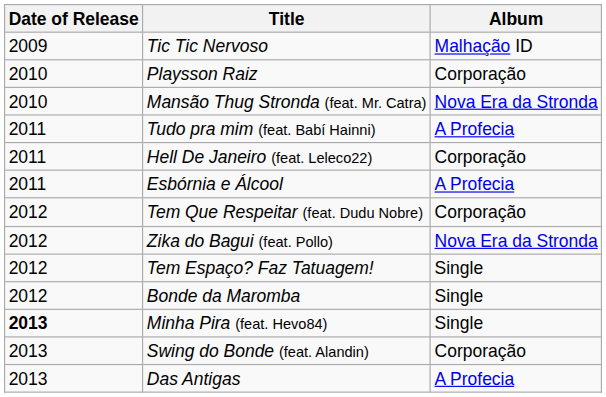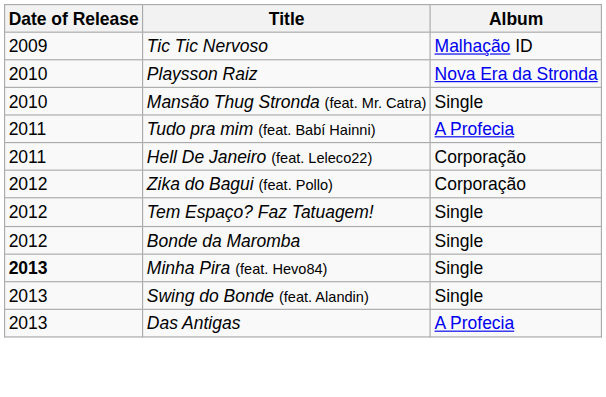(480, 74) Corporação -> (516, 74) Nova Era da Stronda
(516, 102) Nova Era da Stronda -> (459, 102) Single
- row: (215, 185)
- row: (285, 212)
(516, 240) Nova Era da Stronda -> (480, 185) Corporação
(480, 351) Corporação -> (459, 295) Single
